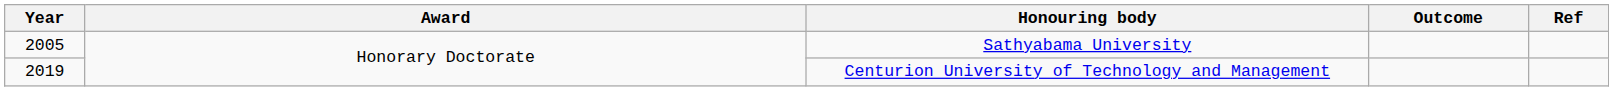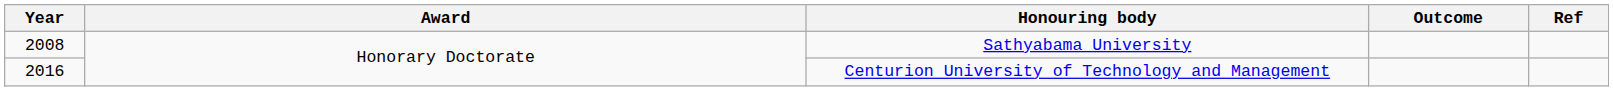(45, 45) 2005 -> (45, 45) 2008
(45, 72) 2019 -> (45, 72) 2016
